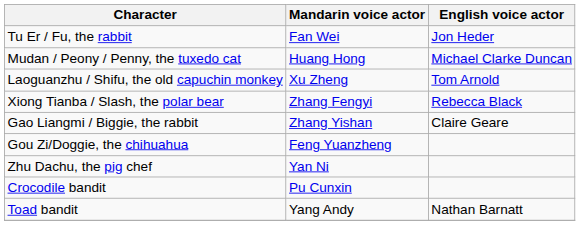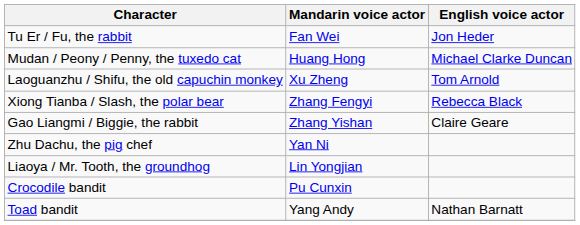- row: (98, 144)
+ row: (109, 166)
